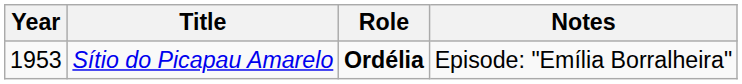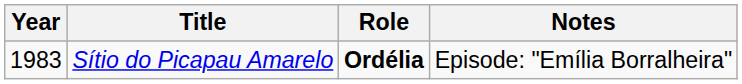(36, 59) 1953 -> (36, 59) 1983
